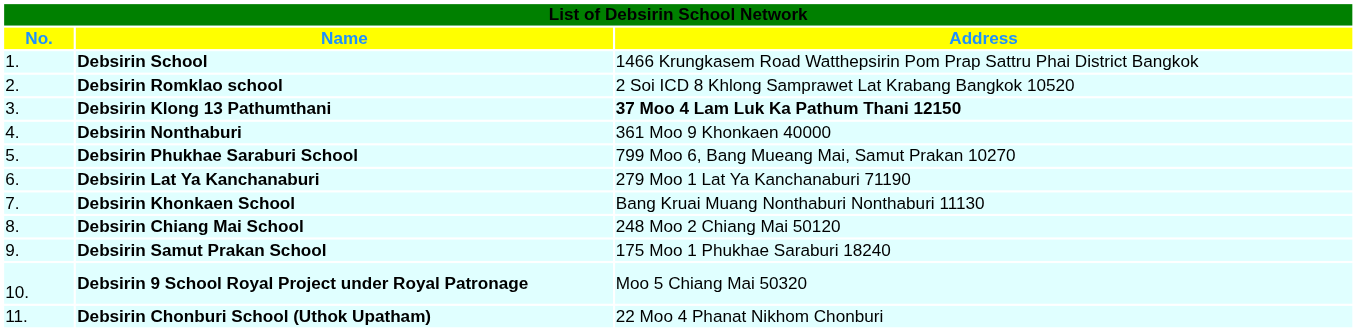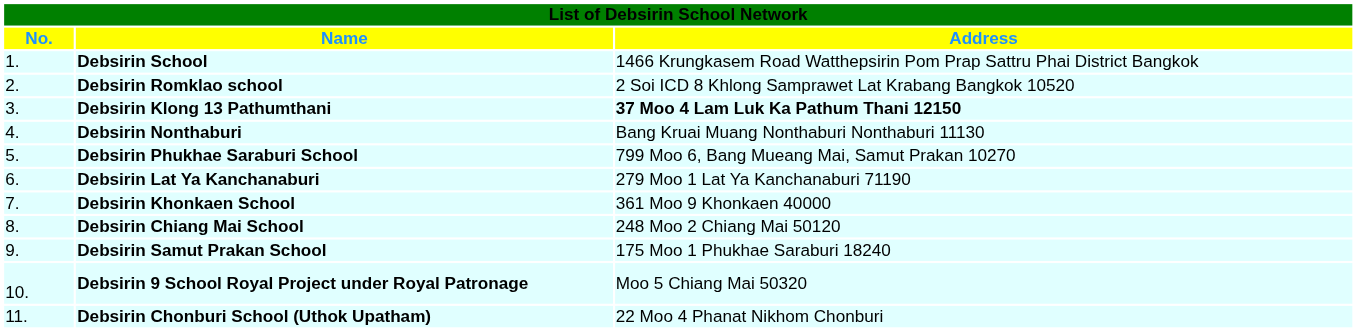(723, 132) 361 Moo 9 Khonkaen 40000 -> (800, 132) Bang Kruai Muang Nonthaburi Nonthaburi 11130
(800, 203) Bang Kruai Muang Nonthaburi Nonthaburi 11130 -> (723, 203) 361 Moo 9 Khonkaen 40000
